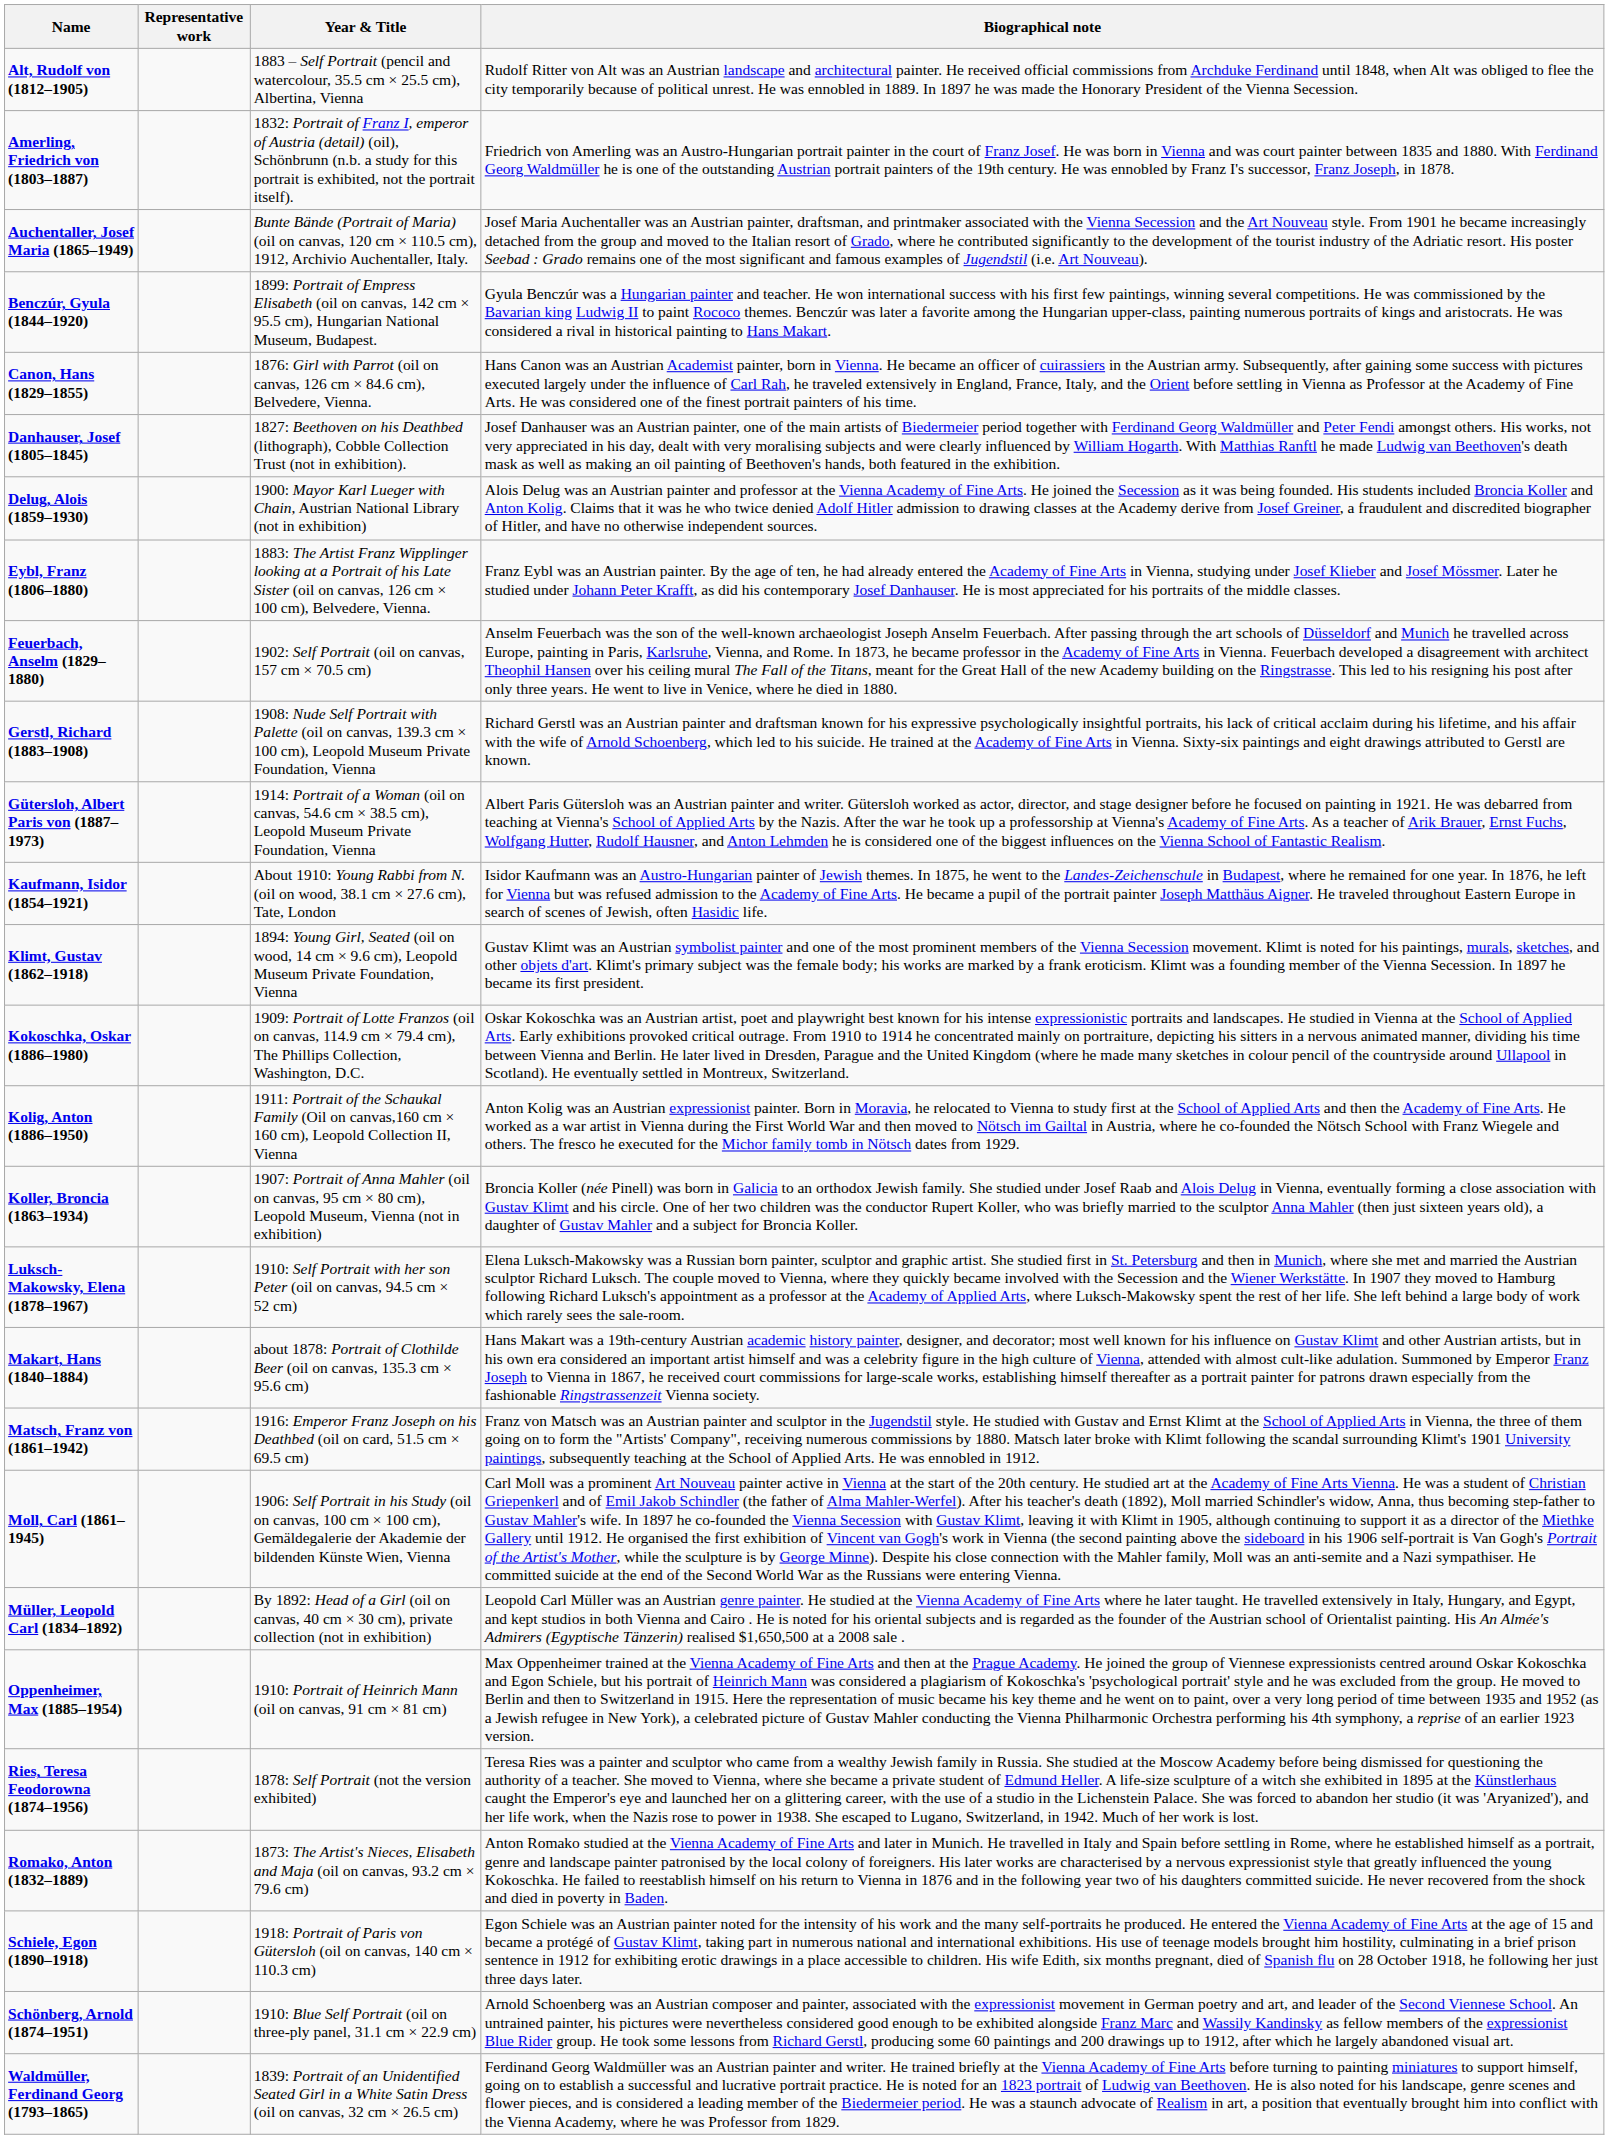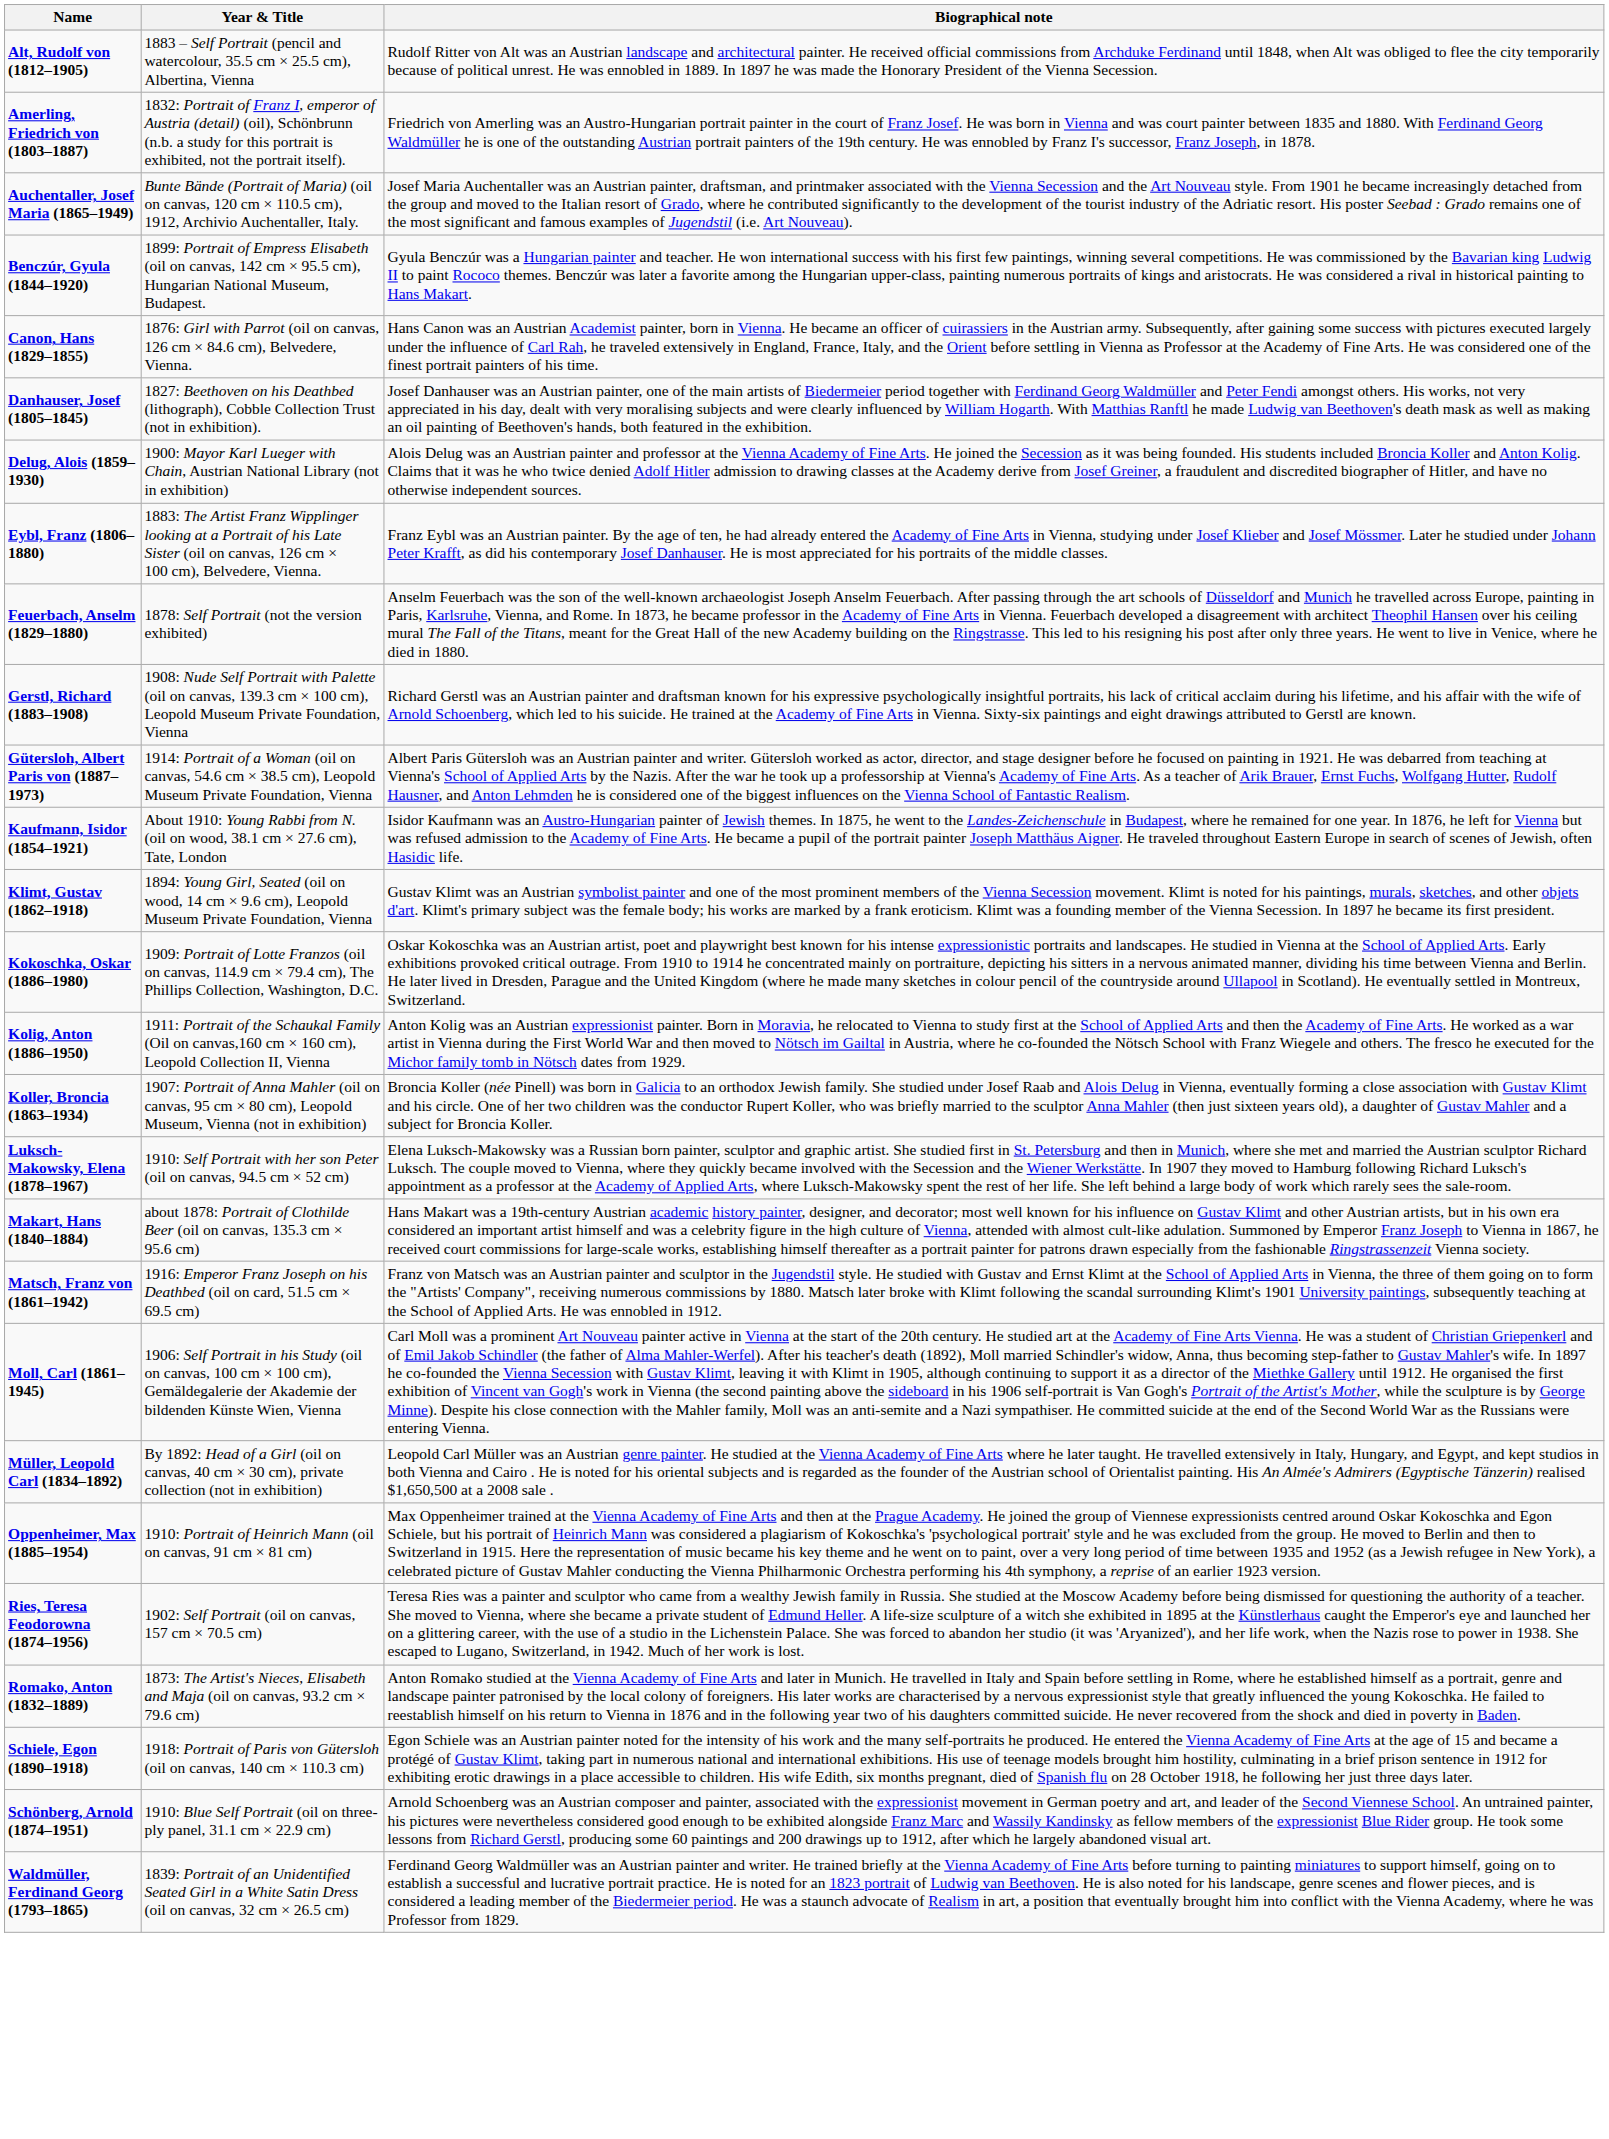- column: (194, 26)
(359, 660) 1902: Self Portrait (oil on canvas, 157 cm × 70.5 cm) -> (253, 623) 1878: Self Portrait (not the version exhibited)
(362, 1789) 1878: Self Portrait (not the version exhibited) -> (250, 1624) 1902: Self Portrait (oil on canvas, 157 cm × 70.5 cm)
